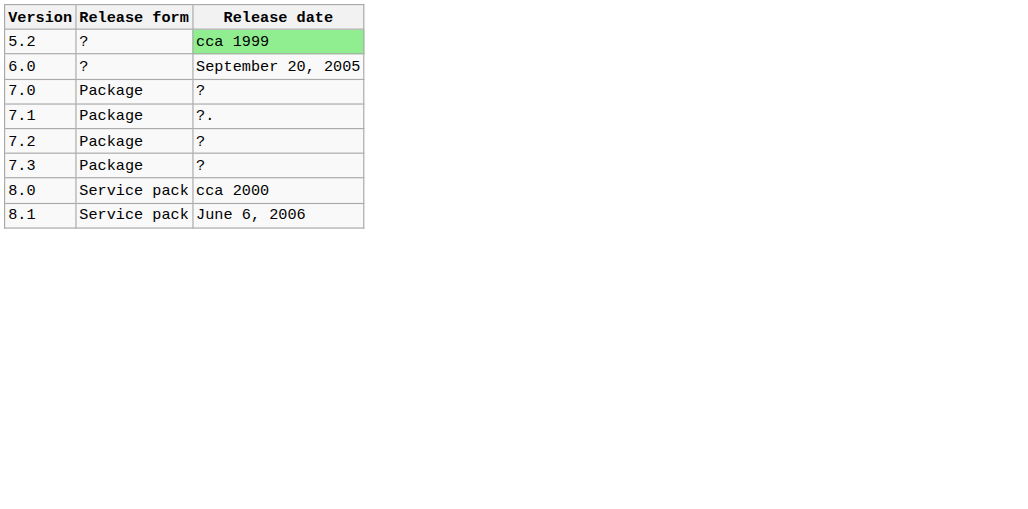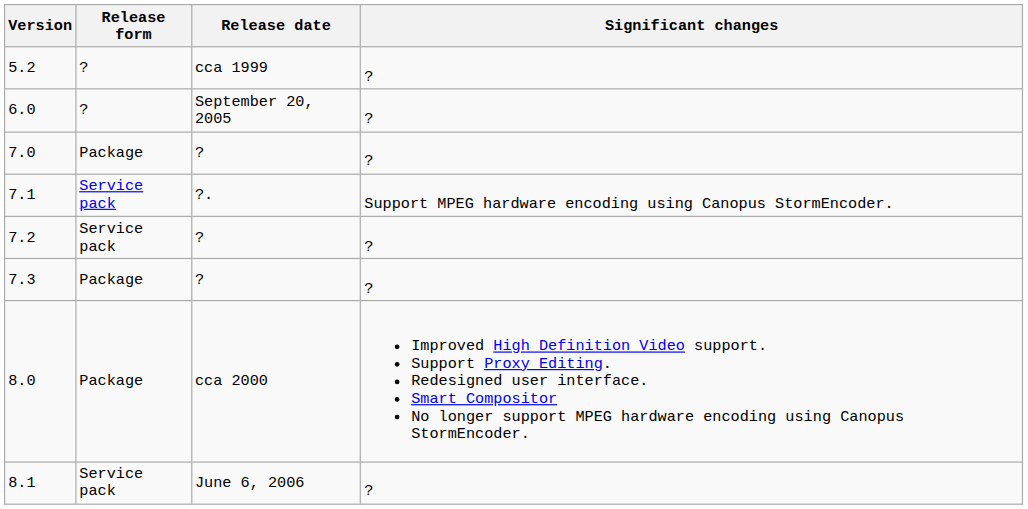+ column: (692, 26)
(233, 42) lightgreen background -> (231, 68) no background
(111, 116) Package -> (111, 195) Service pack
(111, 141) Package -> (111, 237) Service pack
(134, 191) Service pack -> (111, 381) Package
